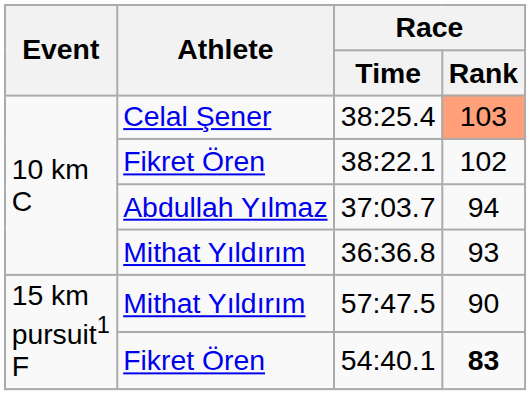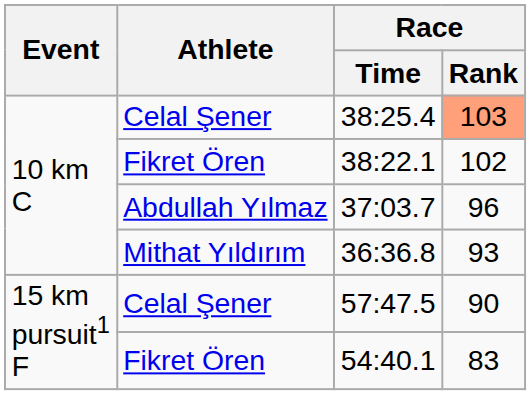(483, 207) 94 -> (483, 207) 96
(214, 303) Mithat Yıldırım -> (197, 303) Celal Şener
(483, 361) bold -> (483, 361) normal
